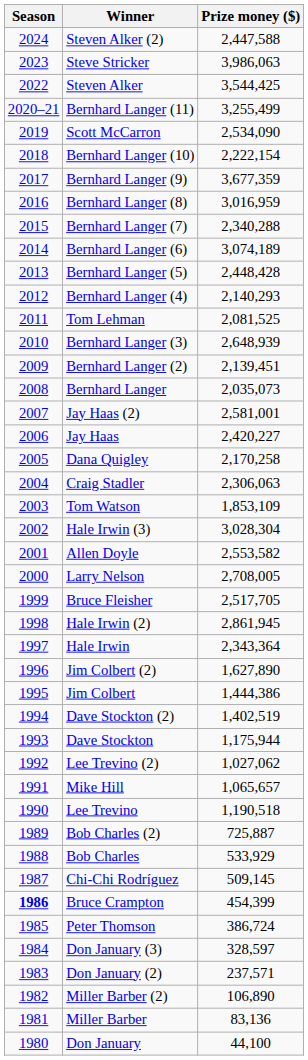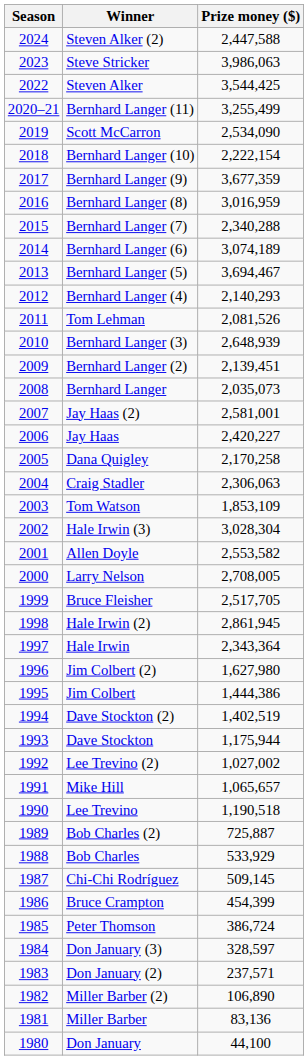(251, 272) 2,448,428 -> (251, 272) 3,694,467
(251, 319) 2,081,525 -> (251, 319) 2,081,526
(251, 669) 1,627,890 -> (251, 669) 1,627,980
(251, 763) 1,027,062 -> (251, 763) 1,027,002
(34, 903) bold -> (34, 903) normal
